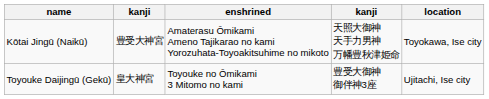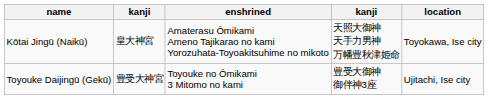(139, 41) 豊受大神宮 -> (135, 41) 皇大神宮
(135, 79) 皇大神宮 -> (139, 79) 豊受大神宮
